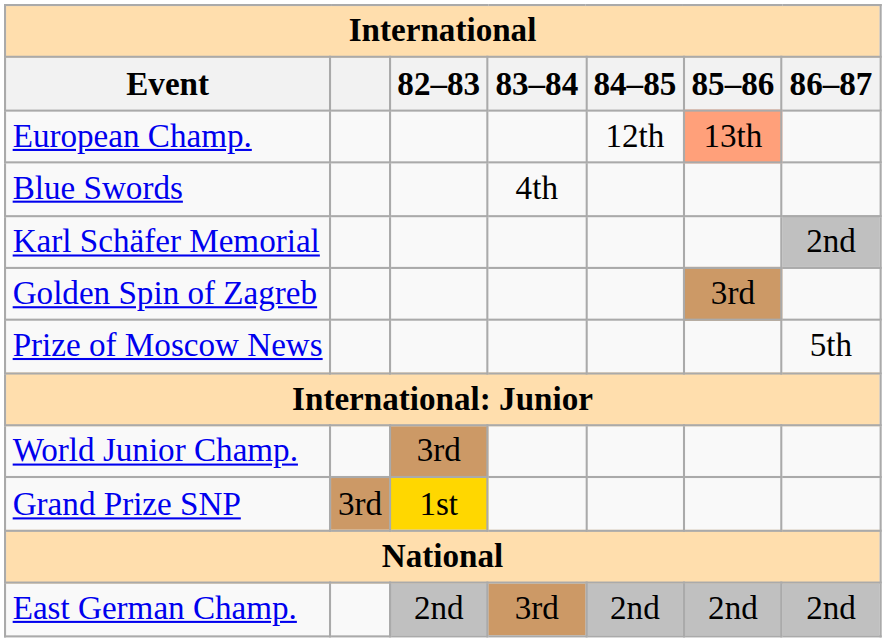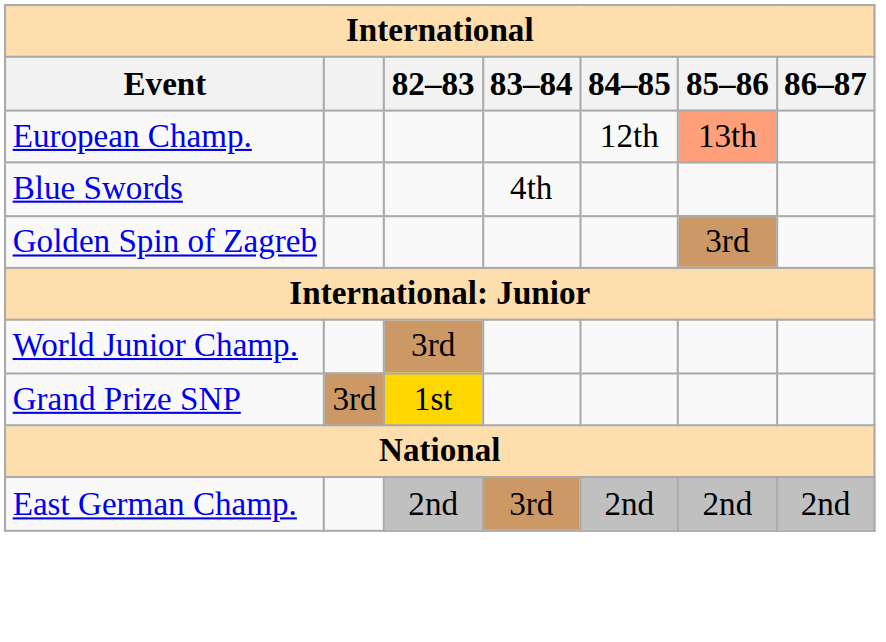- row: (166, 240)
- row: (168, 345)
